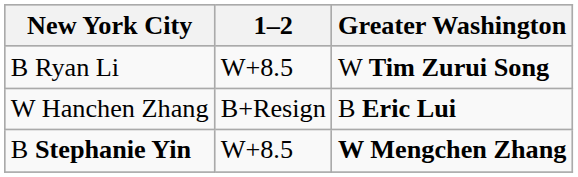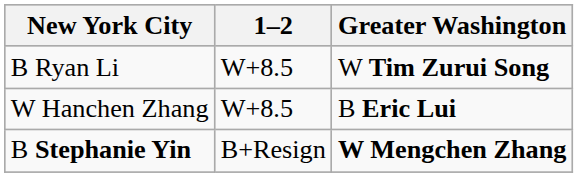(273, 108) B+Resign -> (257, 108) W+8.5
(257, 150) W+8.5 -> (273, 150) B+Resign
